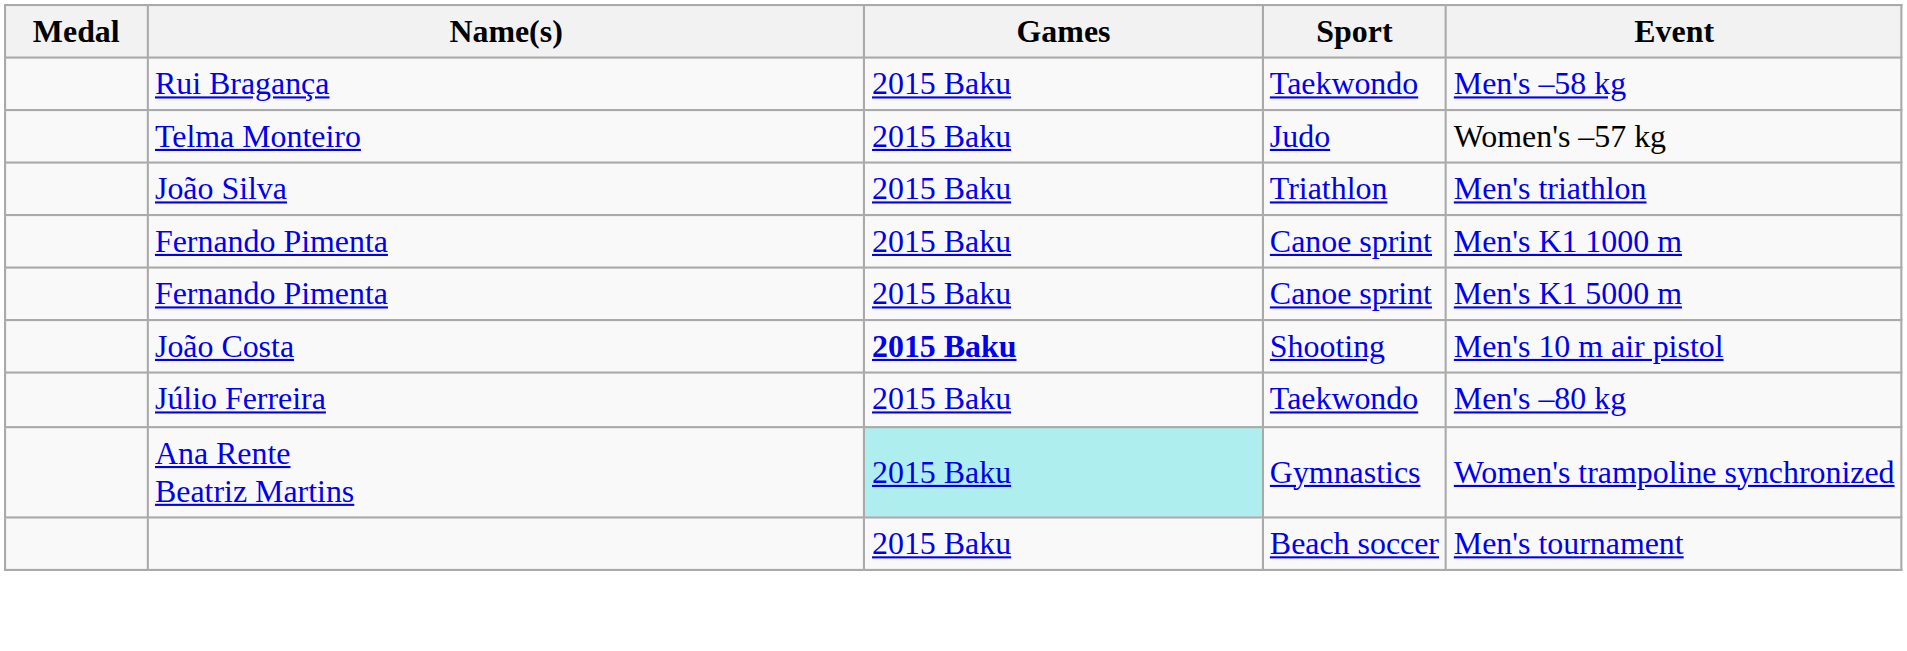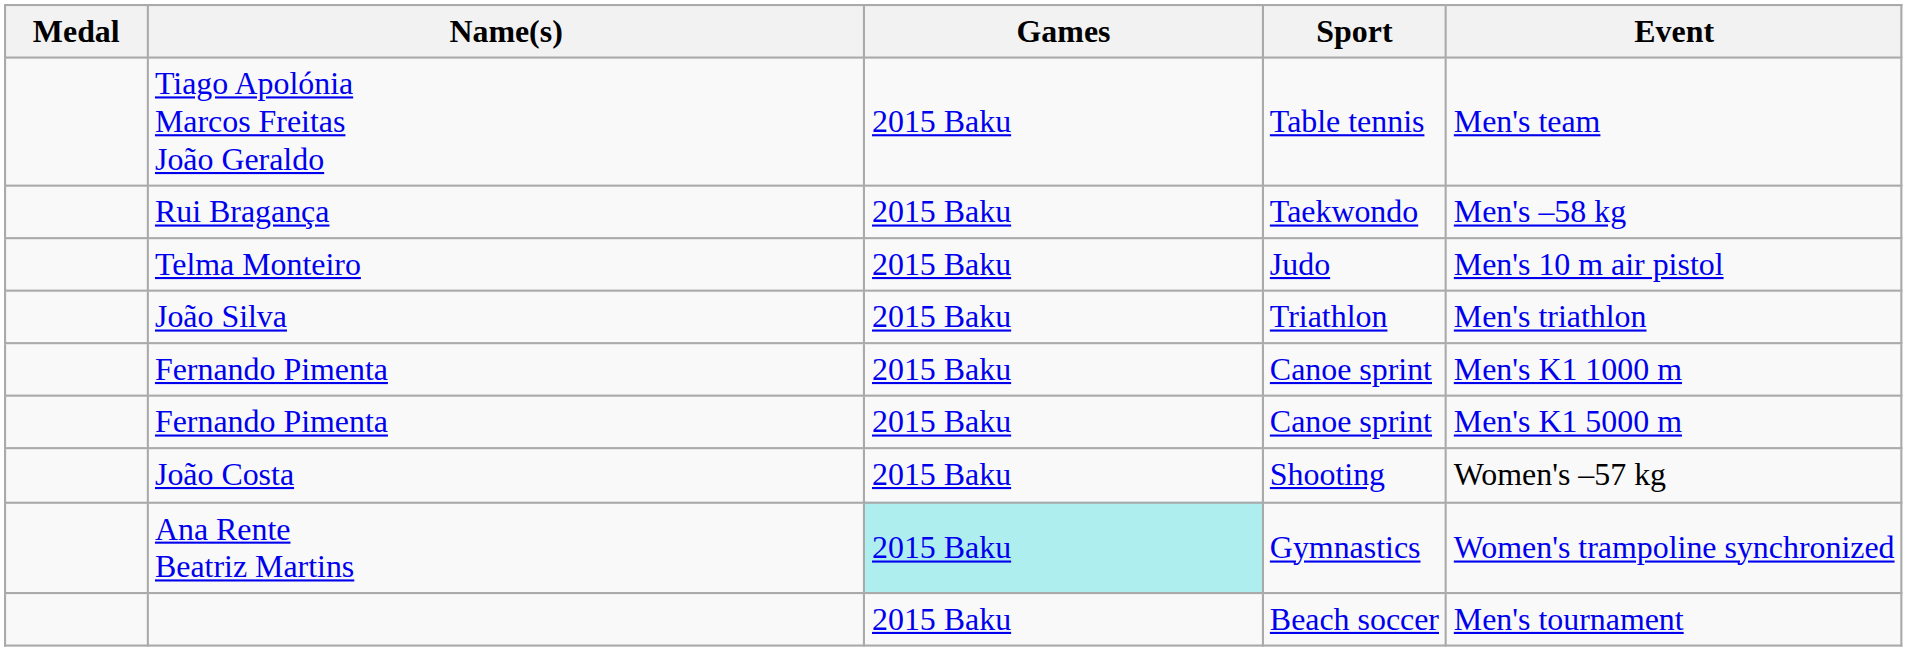+ row: (254, 121)
(1560, 136) Women's –57 kg -> (1589, 264) Men's 10 m air pistol
(944, 346) bold -> (942, 475) normal
(1589, 346) Men's 10 m air pistol -> (1560, 475) Women's –57 kg
- row: (240, 399)
